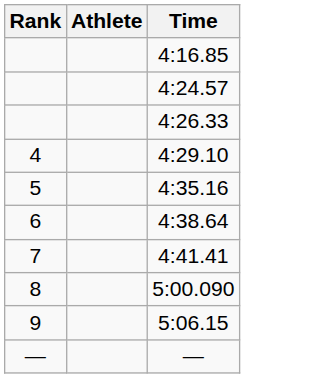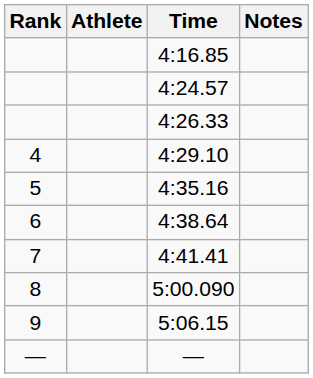+ column: (274, 21)
